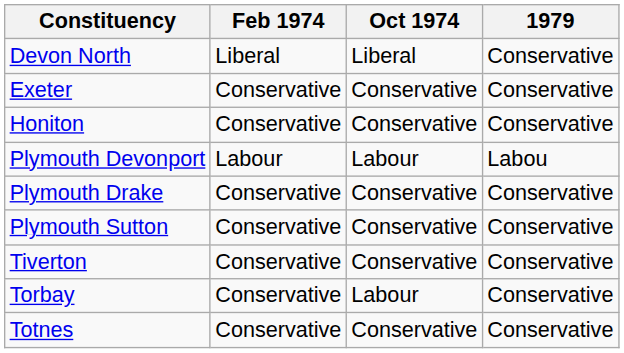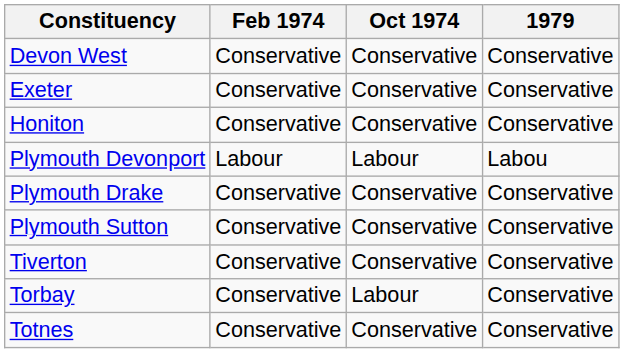- row: (70, 55)
+ row: (68, 55)
